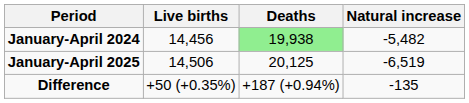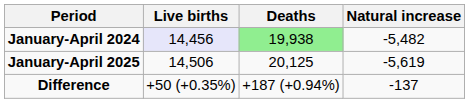(191, 39) no background -> (191, 39) lavender background
(404, 62) -6,519 -> (404, 62) -5,619
(404, 86) -135 -> (404, 86) -137
